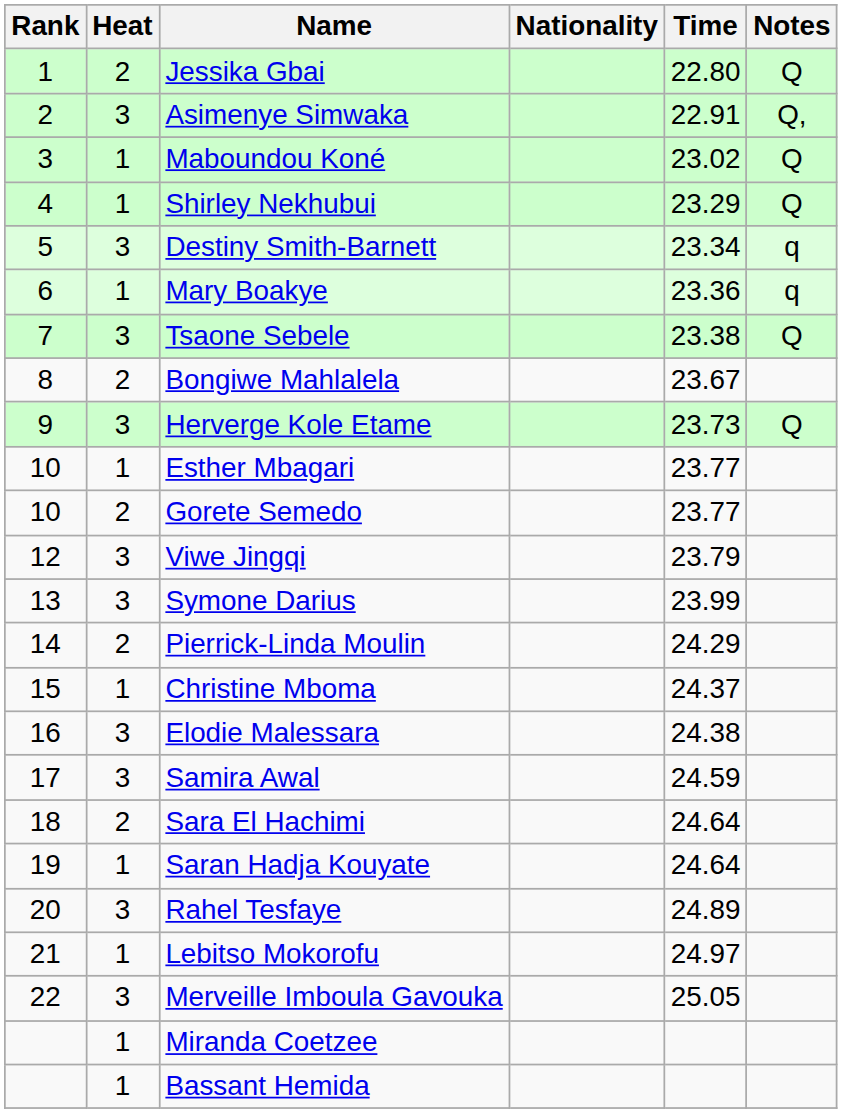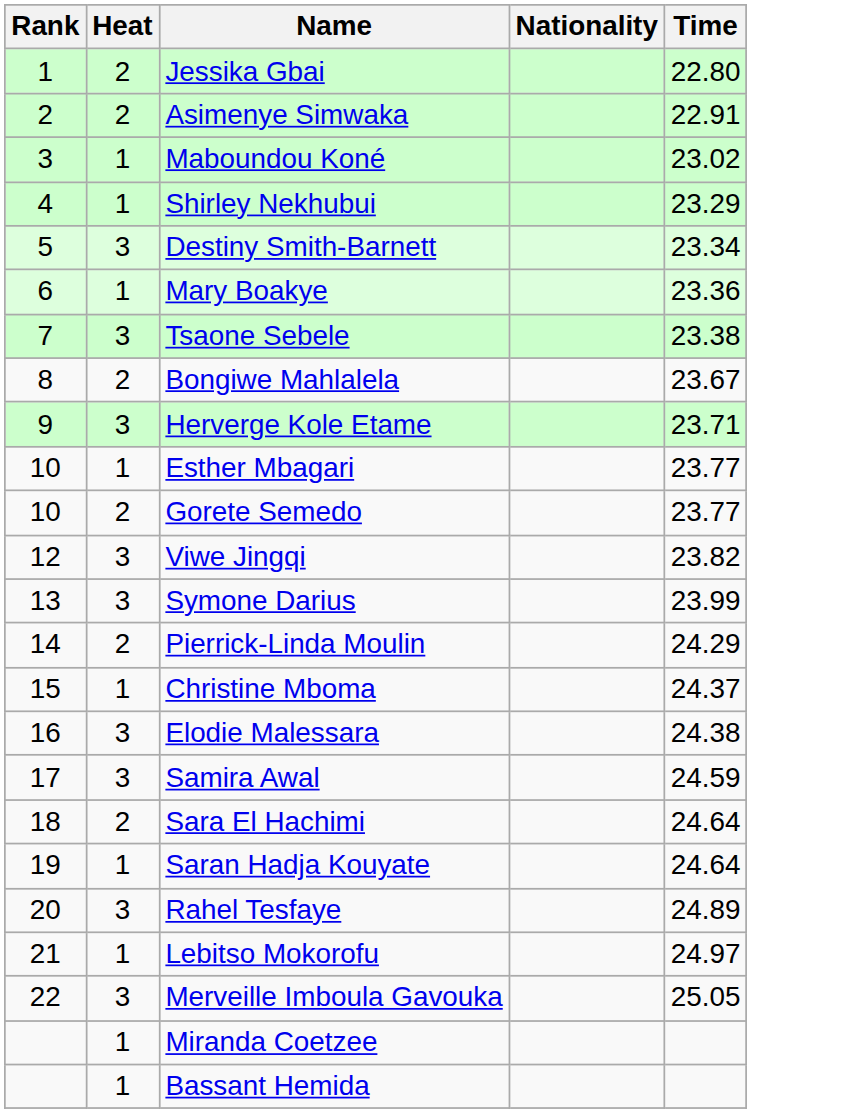- column: (792, 26)
(122, 114) 3 -> (122, 114) 2
(706, 423) 23.73 -> (706, 423) 23.71
(706, 556) 23.79 -> (706, 556) 23.82
